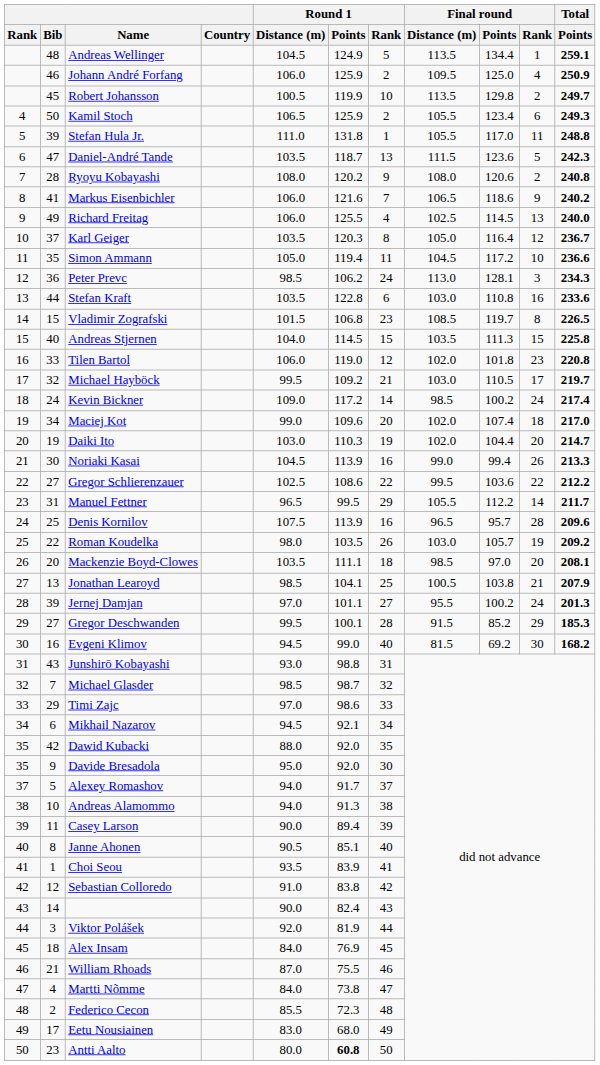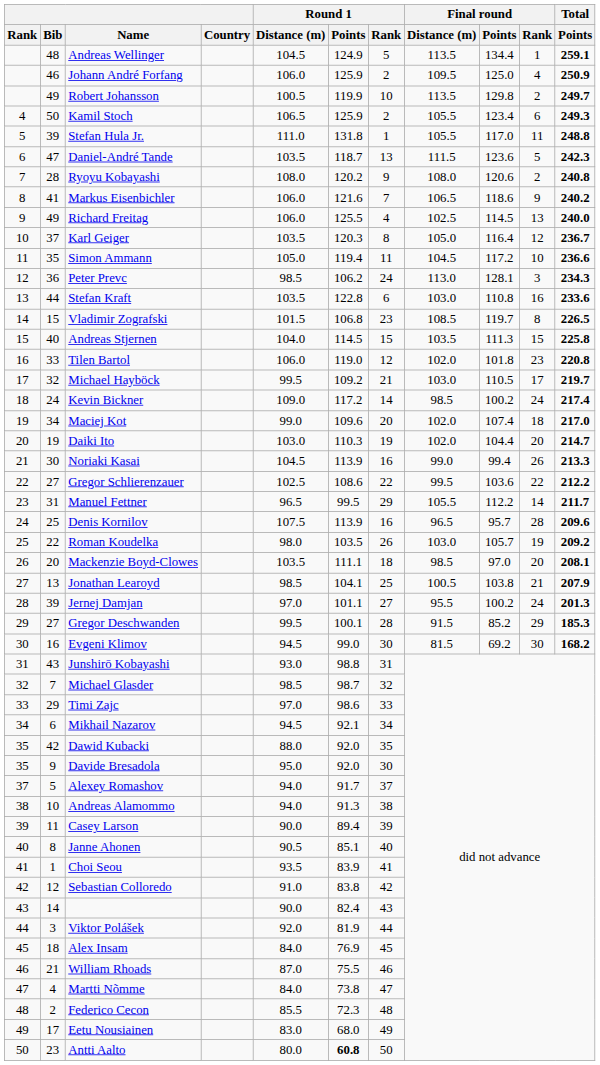(53, 95) 45 -> (53, 95) 49
(386, 643) 40 -> (386, 643) 30
